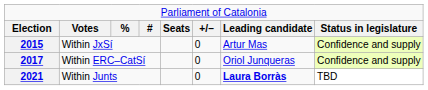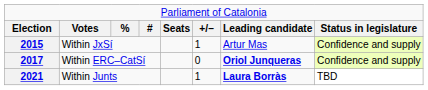(198, 45) 0 -> (198, 45) 1
(259, 61) normal -> (262, 61) bold
(198, 77) 0 -> (198, 77) 1
